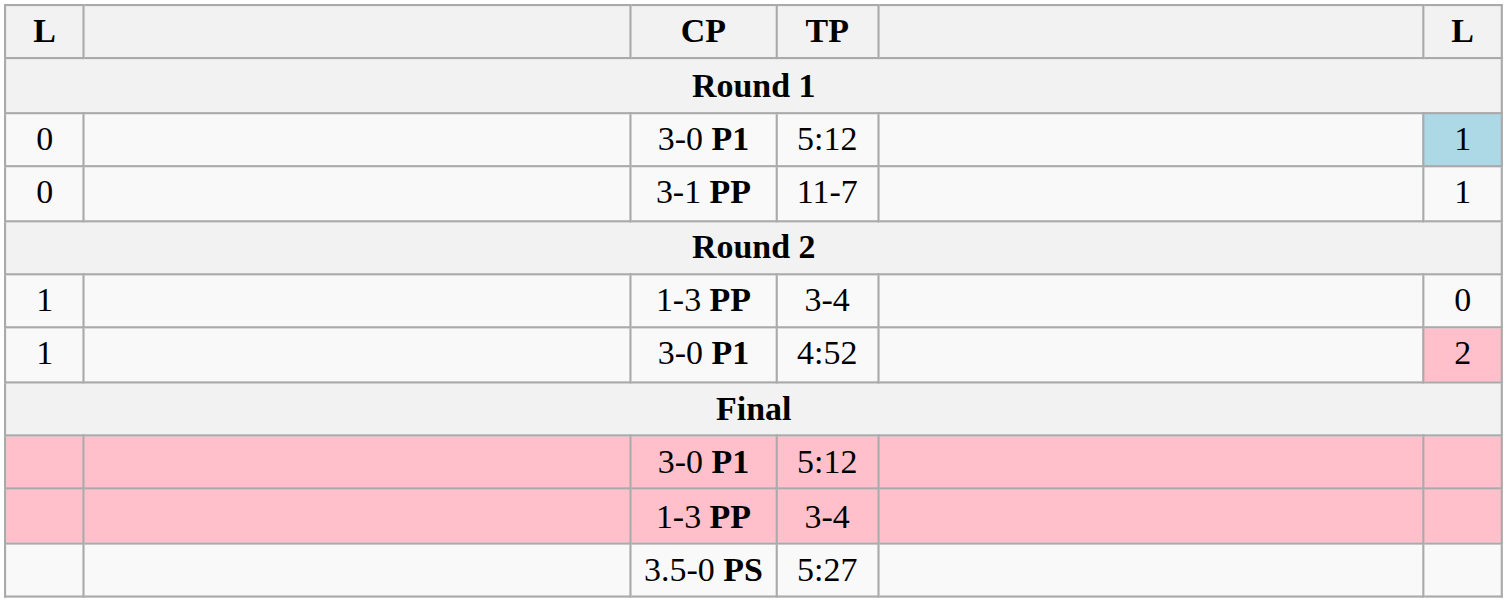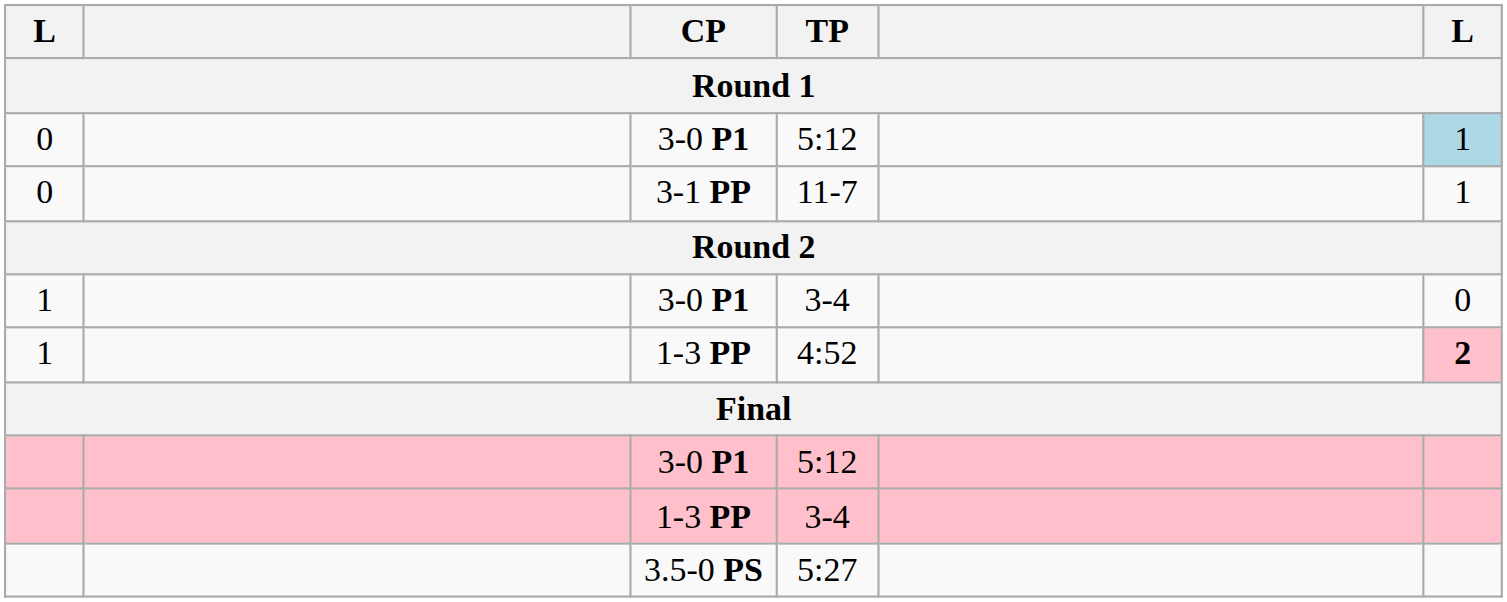(703, 300) 1-3 PP -> (703, 300) 3-0 P1
(703, 354) 3-0 P1 -> (703, 354) 1-3 PP
(1463, 354) normal -> (1463, 354) bold
